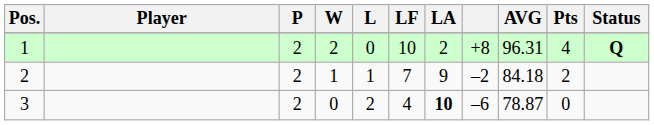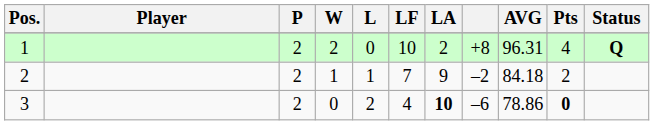(523, 104) 78.87 -> (523, 104) 78.86
(566, 104) normal -> (566, 104) bold
